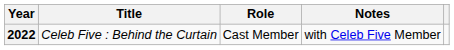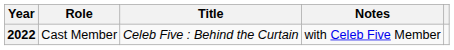columns swapped: (129, 14) <-> (261, 14)
